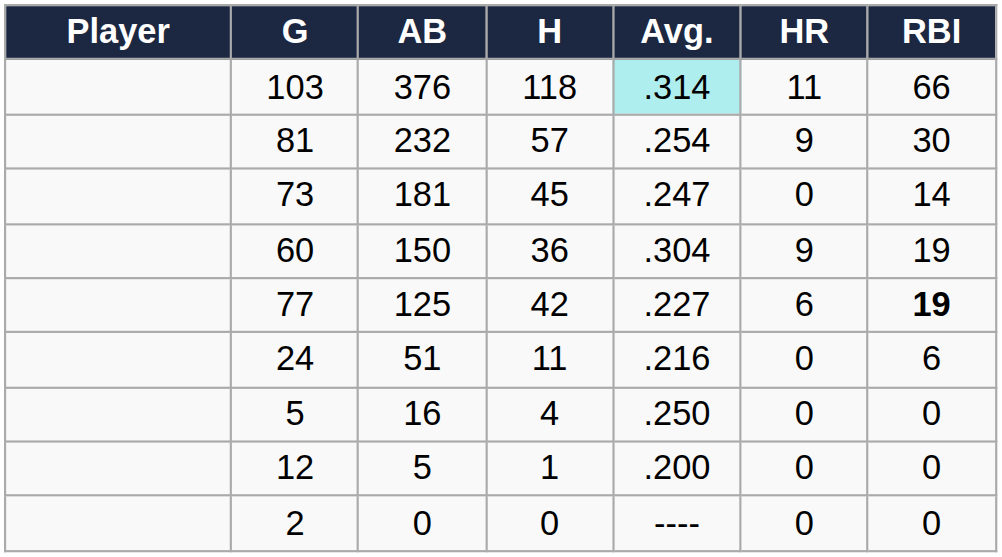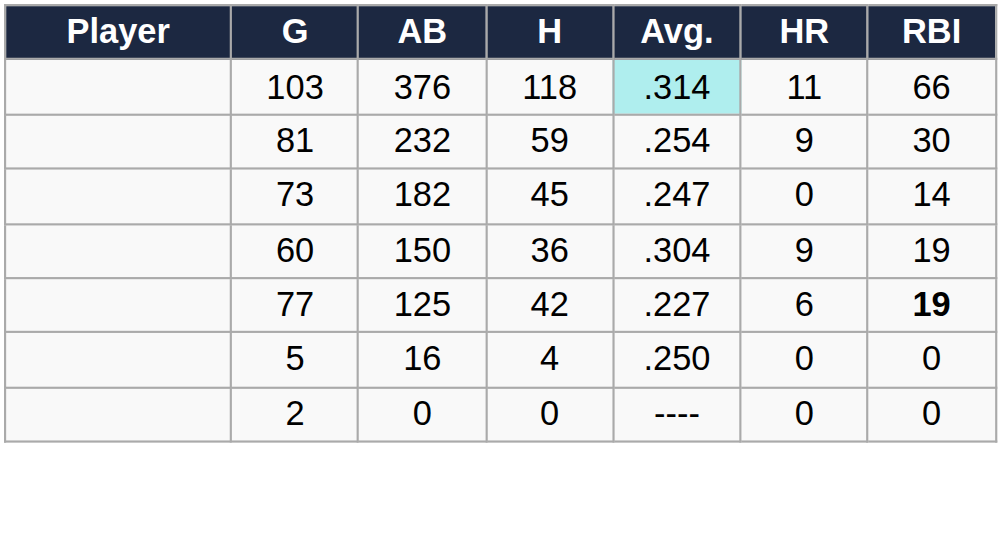(550, 140) 57 -> (550, 140) 59
(422, 195) 181 -> (422, 195) 182
- row: (295, 359)
- row: (295, 468)
